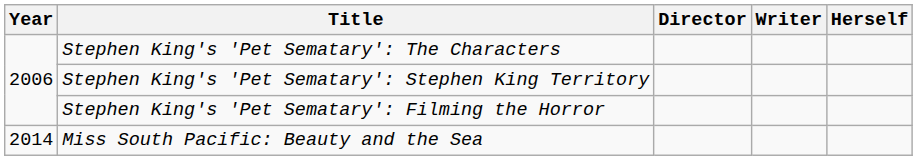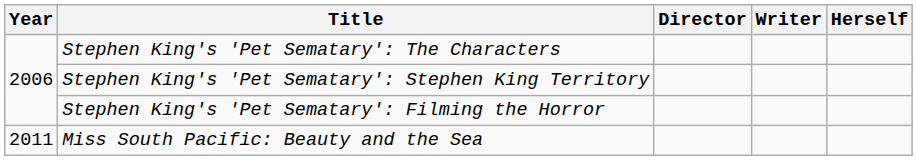(31, 140) 2014 -> (31, 140) 2011
